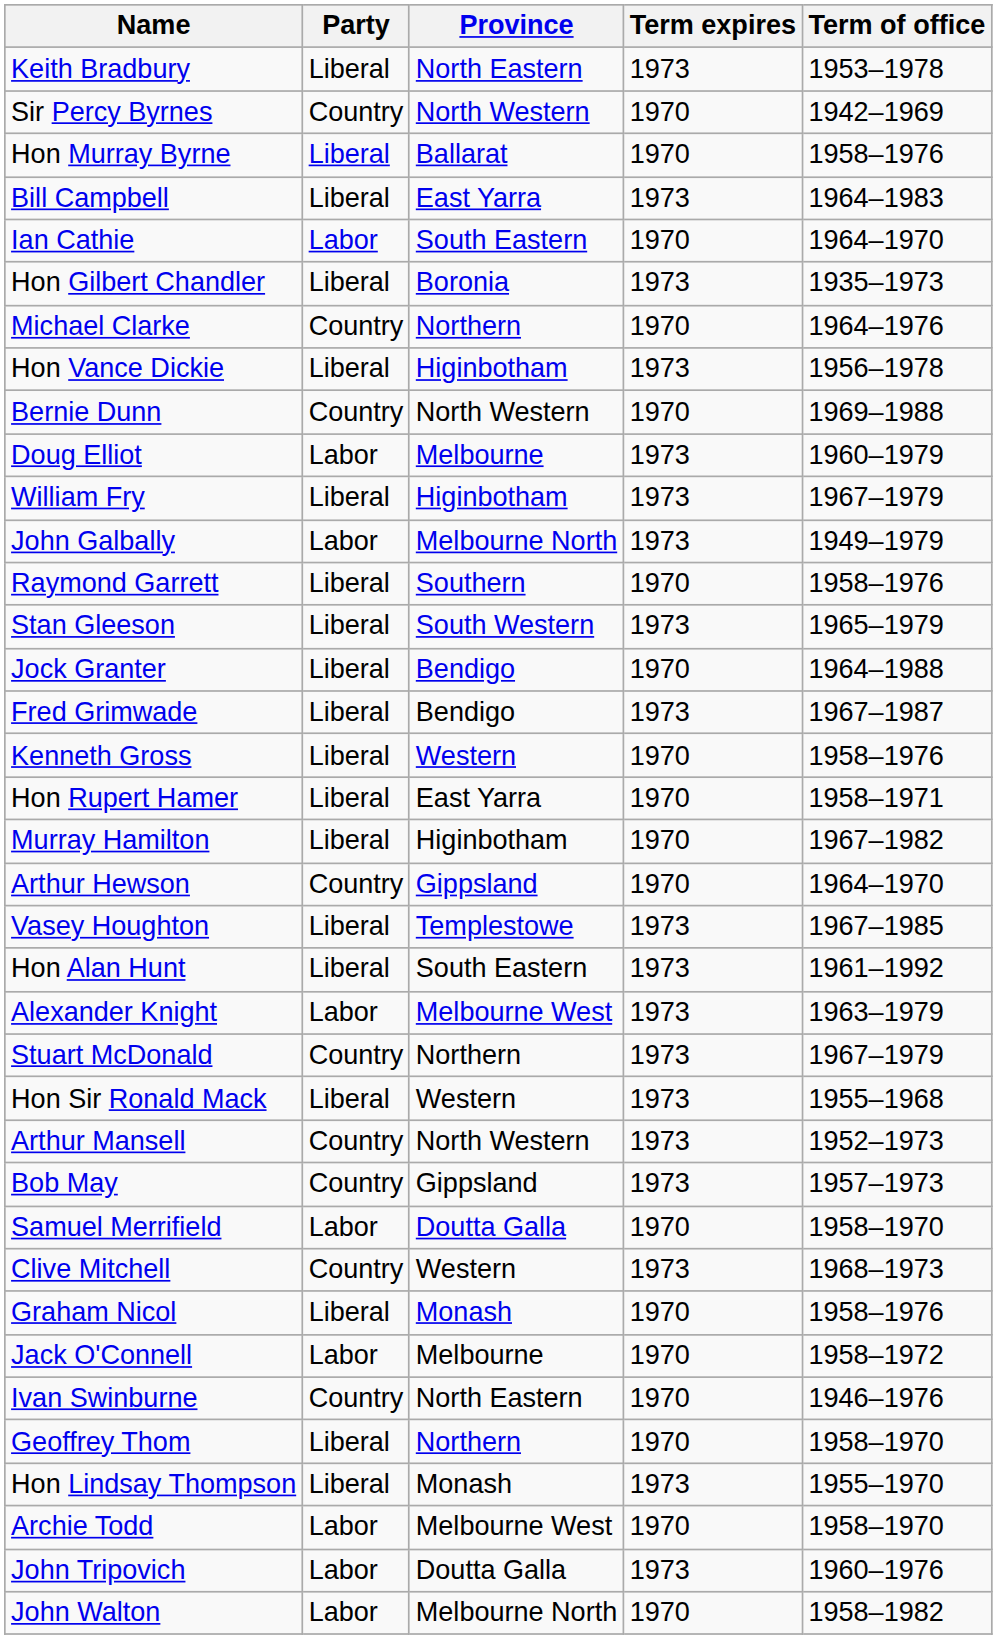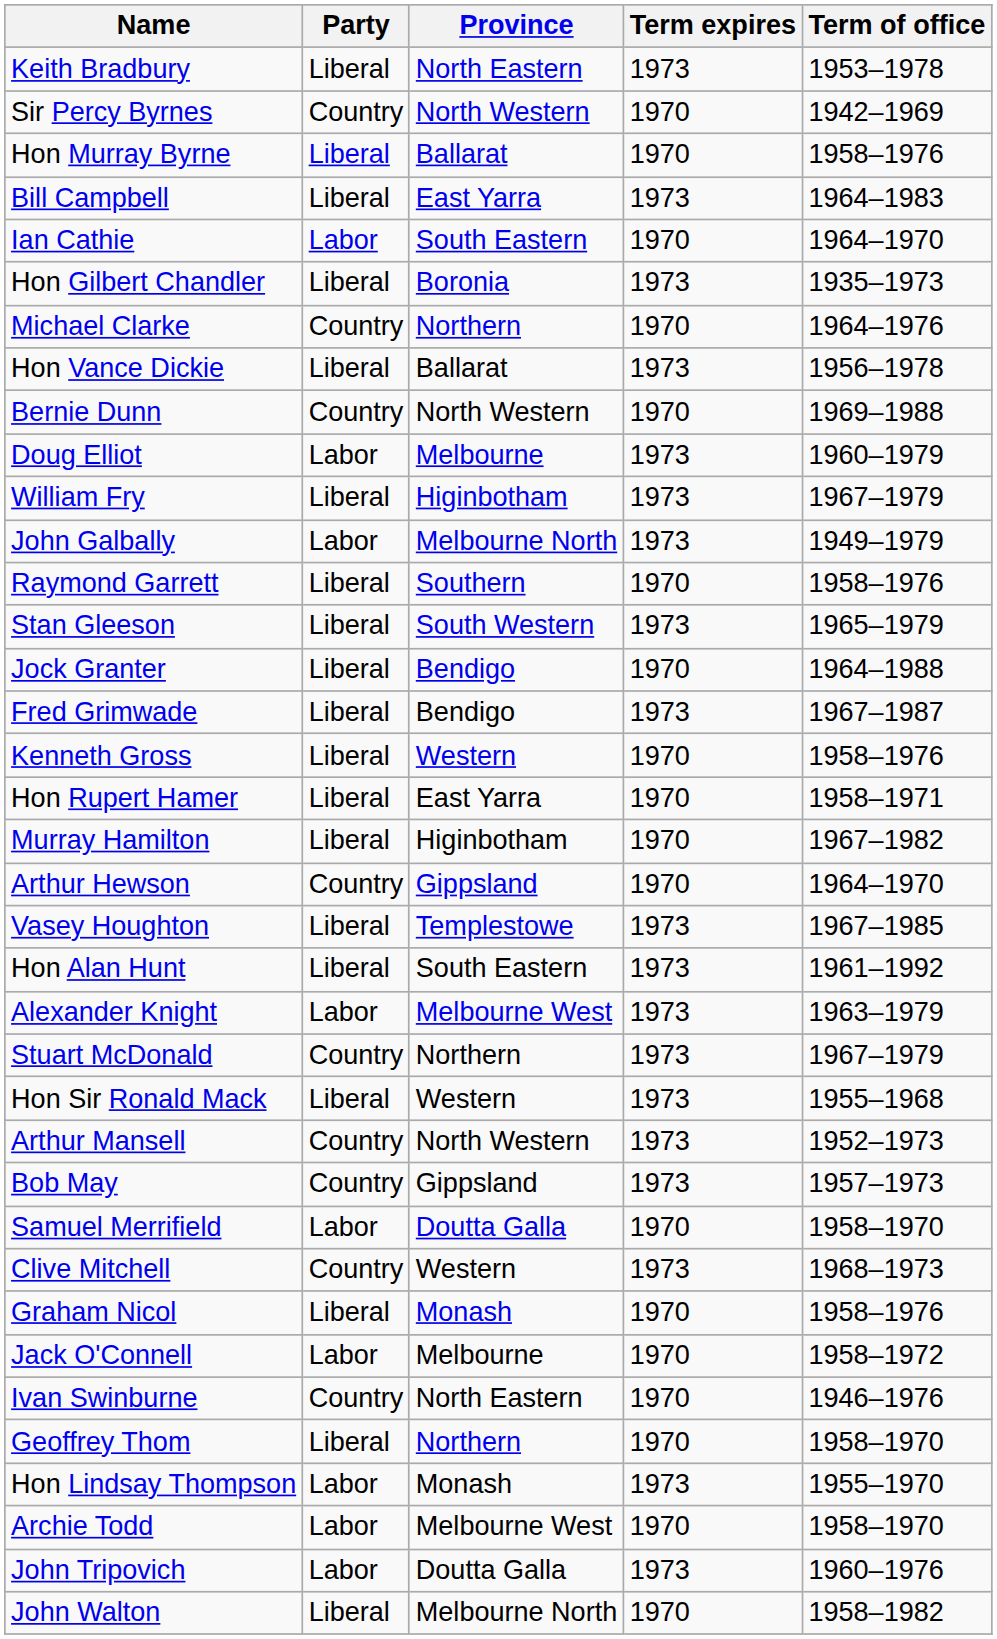(492, 369) Higinbotham -> (462, 369) Ballarat
(349, 1483) Liberal -> (343, 1483) Labor
(343, 1612) Labor -> (349, 1612) Liberal
